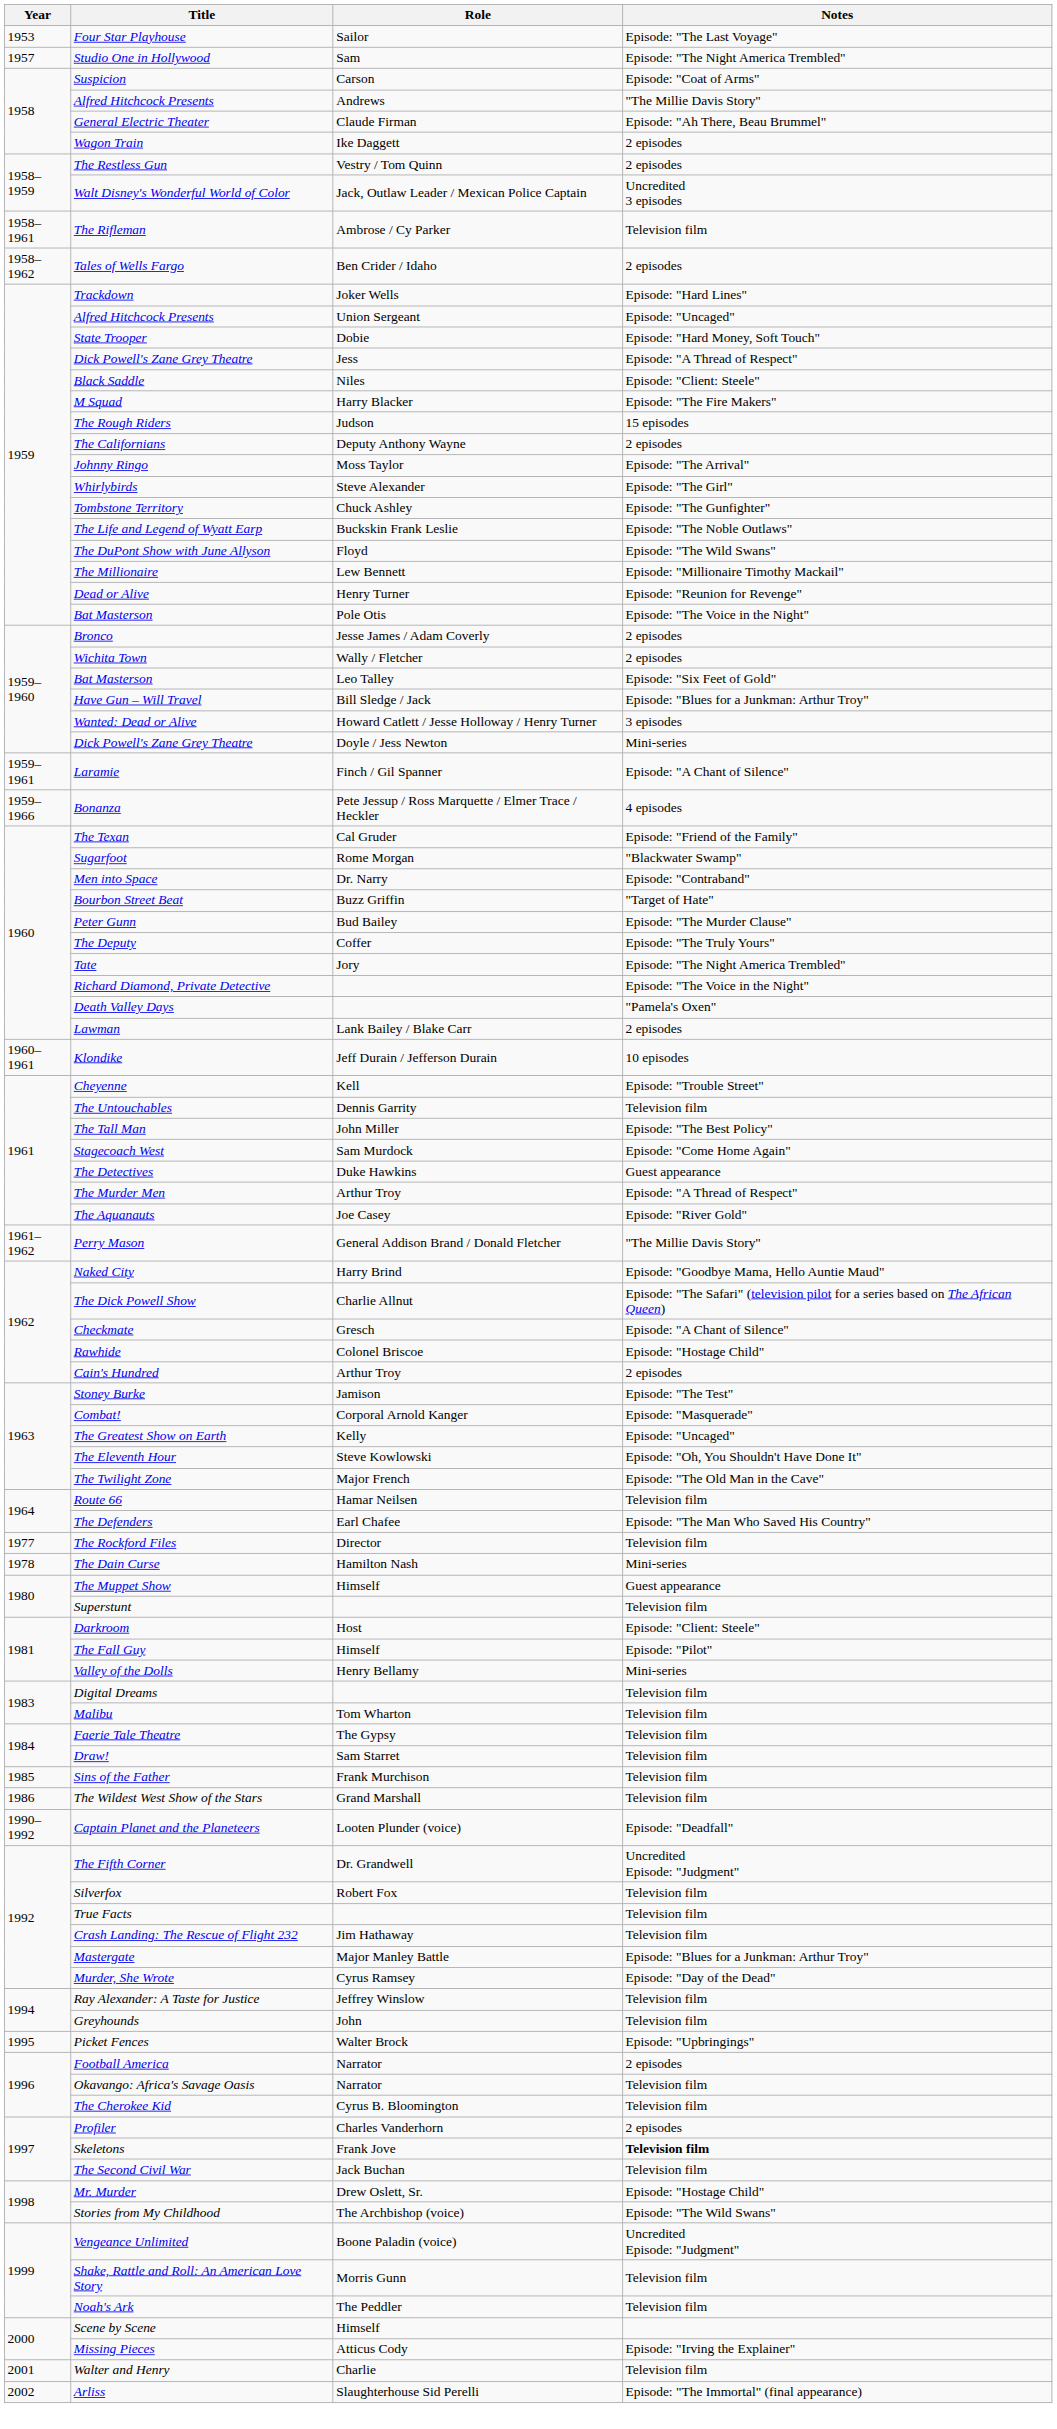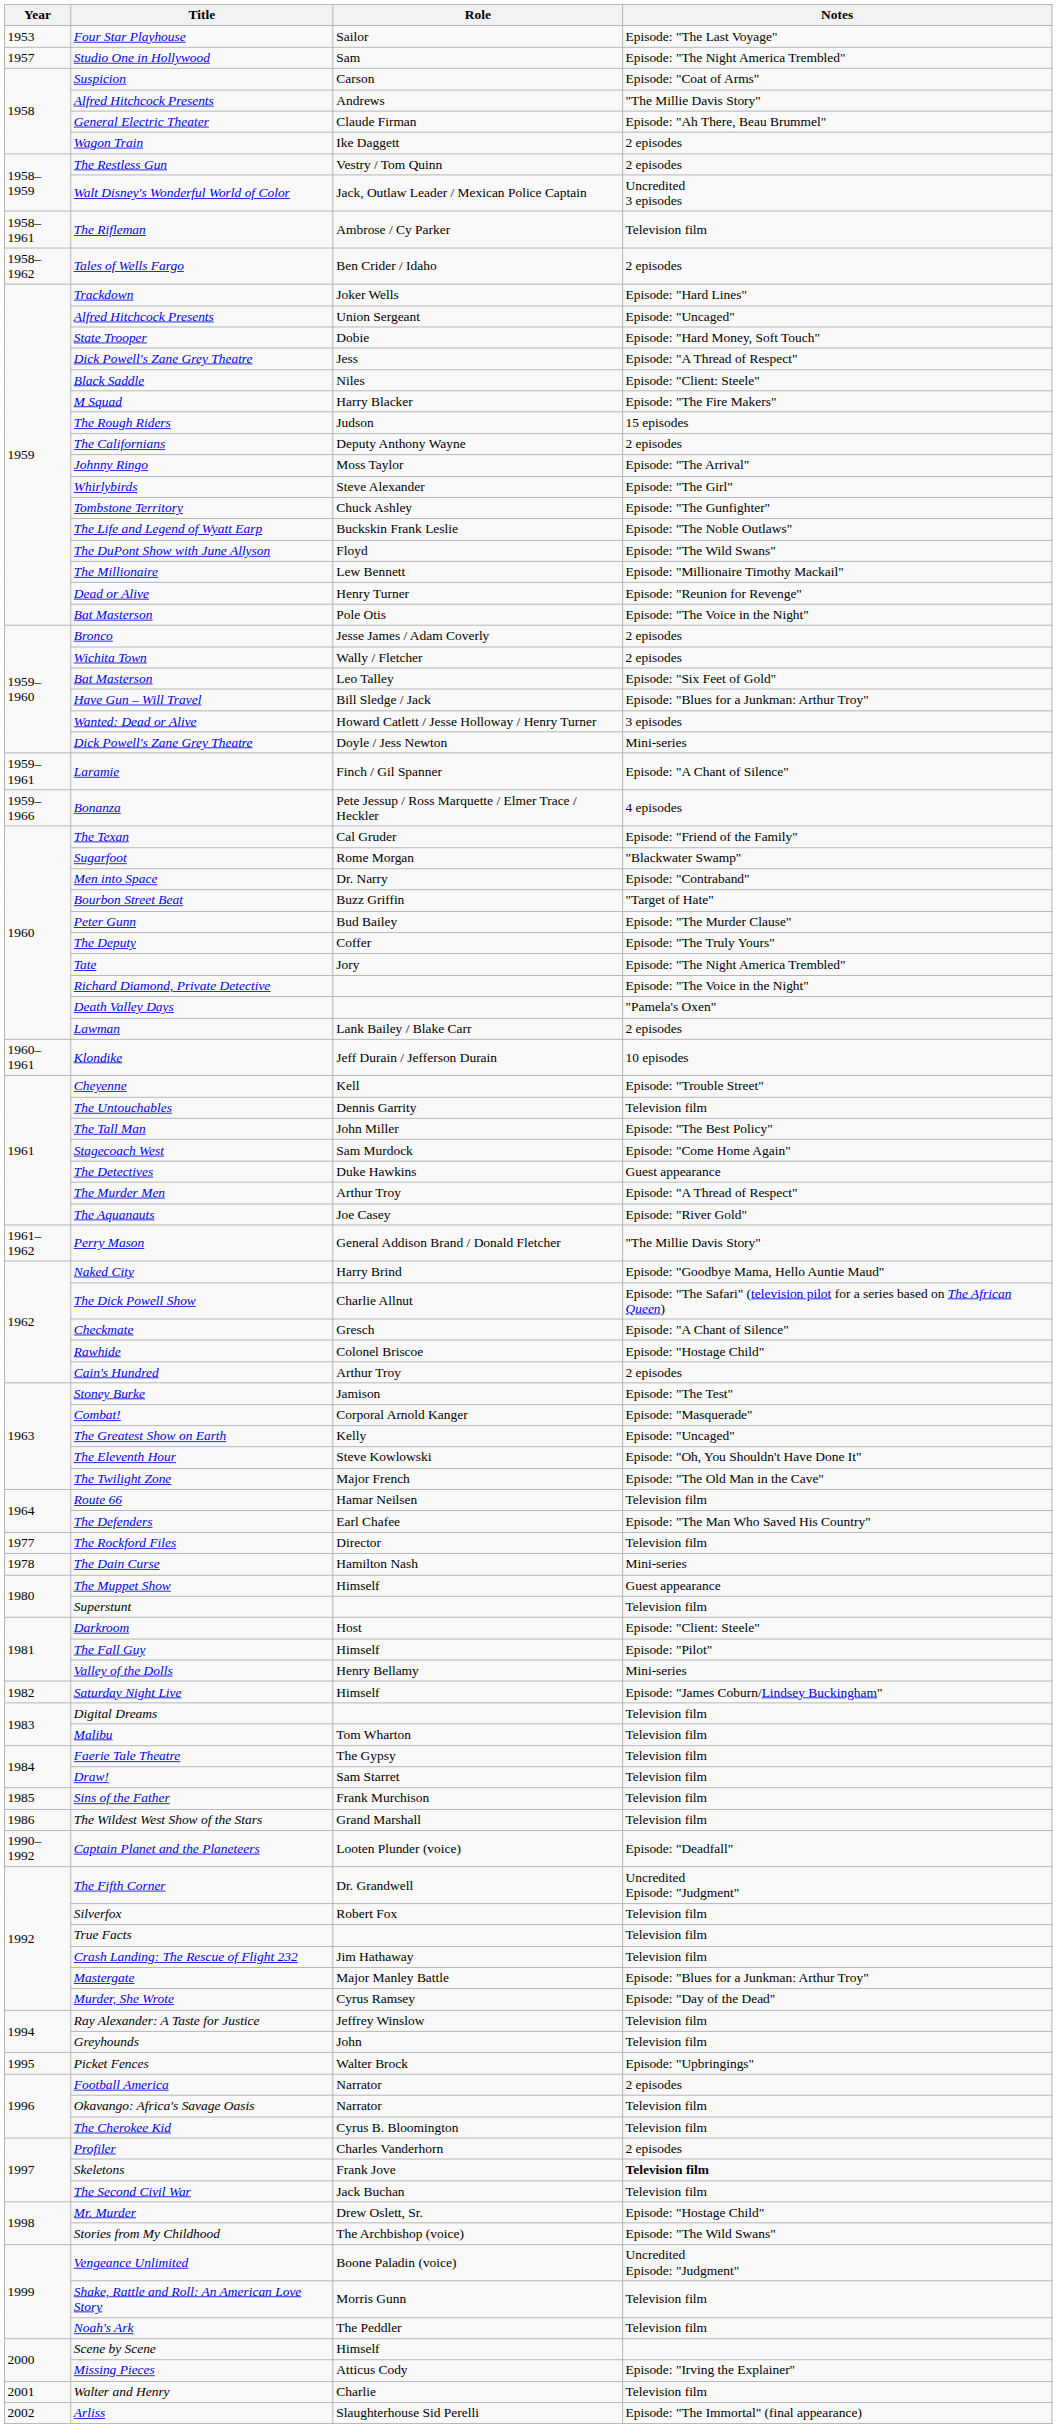+ row: (128, 1692)
